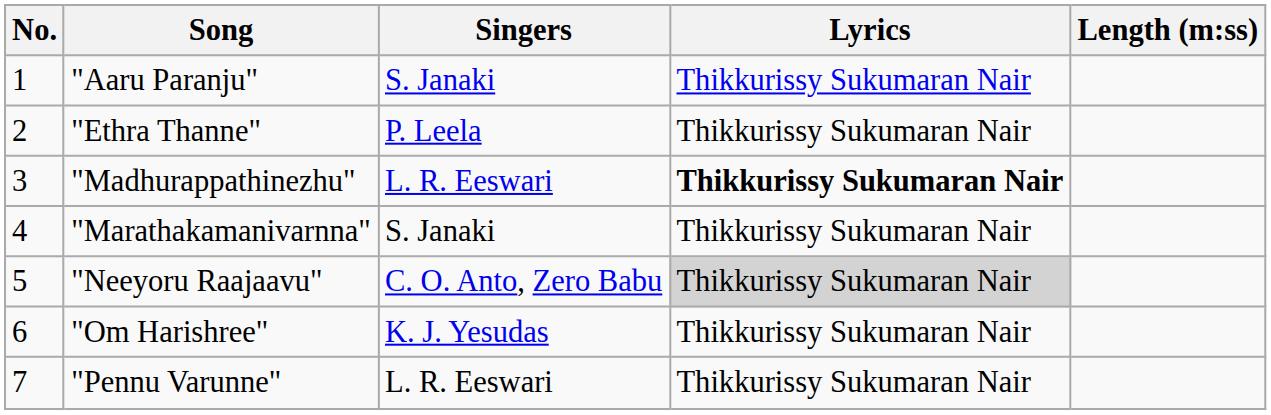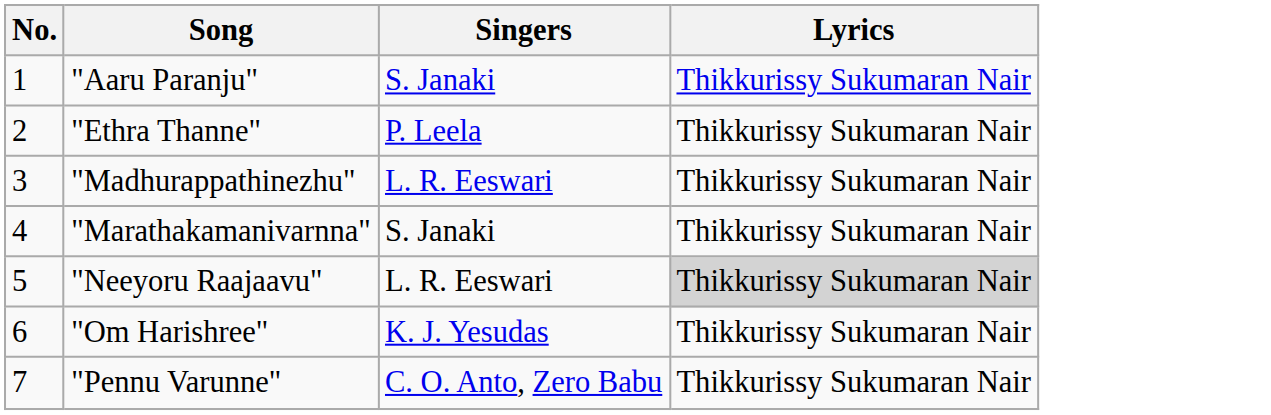- column: (1168, 29)
(870, 181) bold -> (854, 181) normal
(524, 281) C. O. Anto, Zero Babu -> (469, 281) L. R. Eeswari
(469, 382) L. R. Eeswari -> (524, 382) C. O. Anto, Zero Babu
